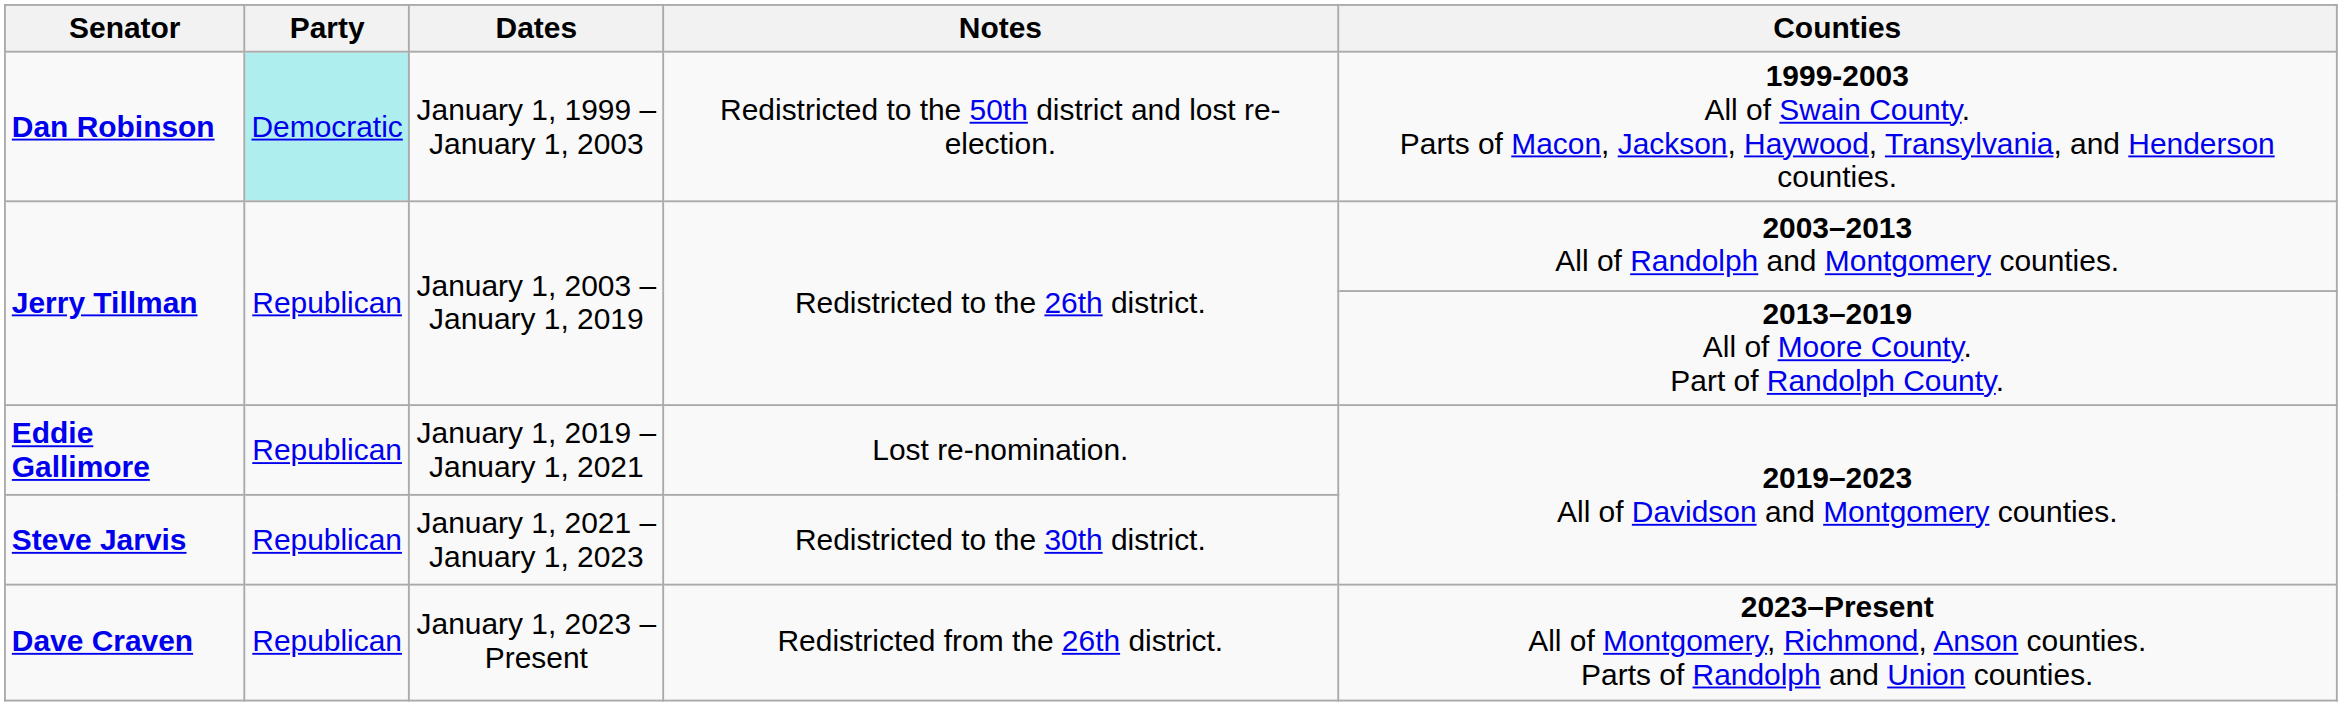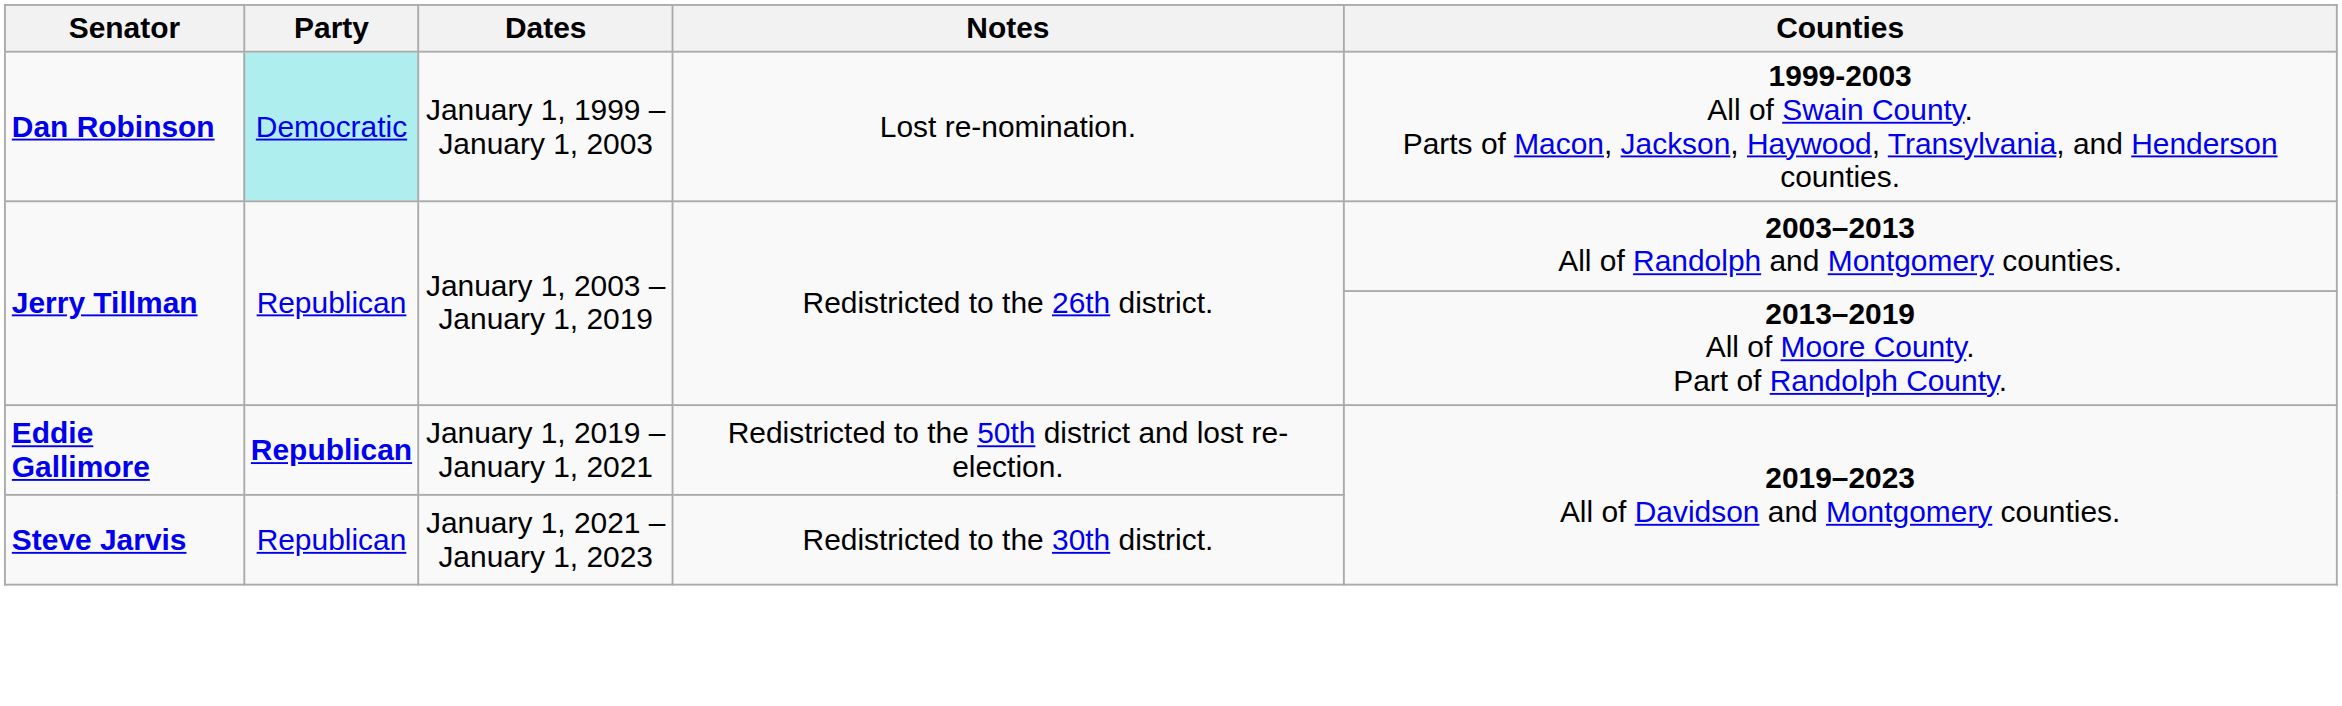(1000, 126) Redistricted to the 50th district and lost re-election. -> (1008, 126) Lost re-nomination.
(327, 449) normal -> (331, 449) bold
(1000, 449) Lost re-nomination. -> (1008, 449) Redistricted to the 50th district and lost re-election.
- row: (102, 641)
